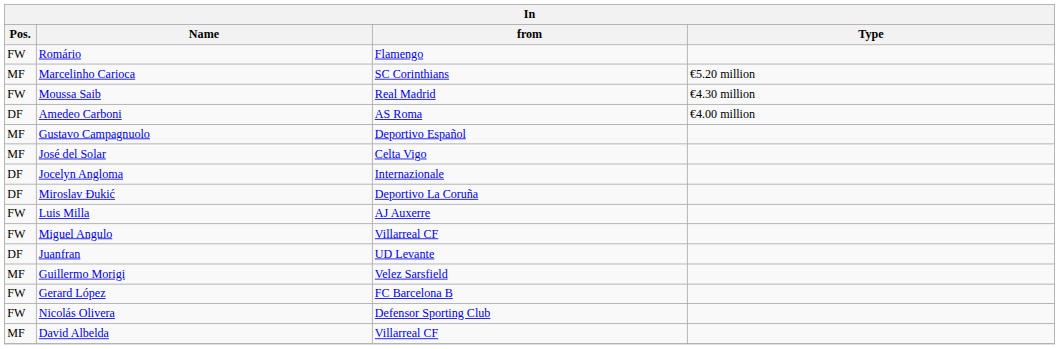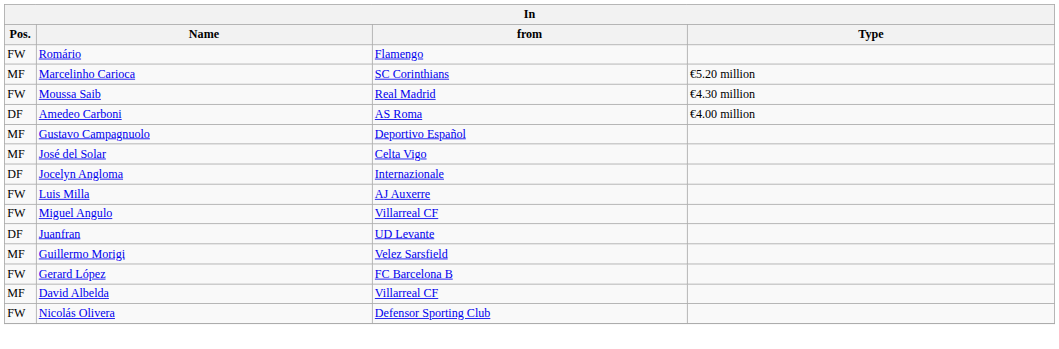- row: (77, 194)
rows swapped: (74, 334) <-> (77, 314)
